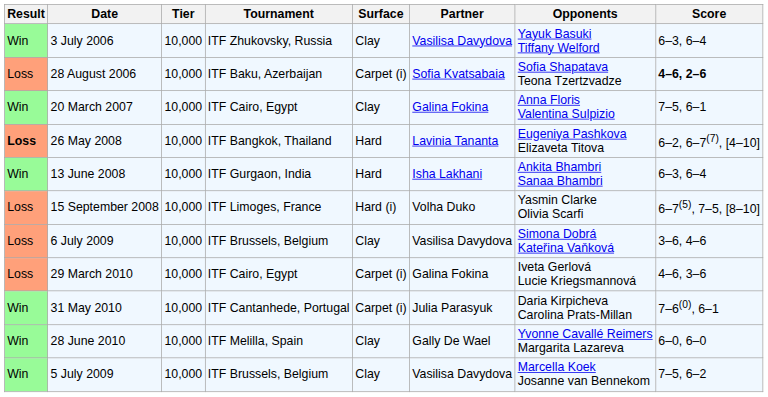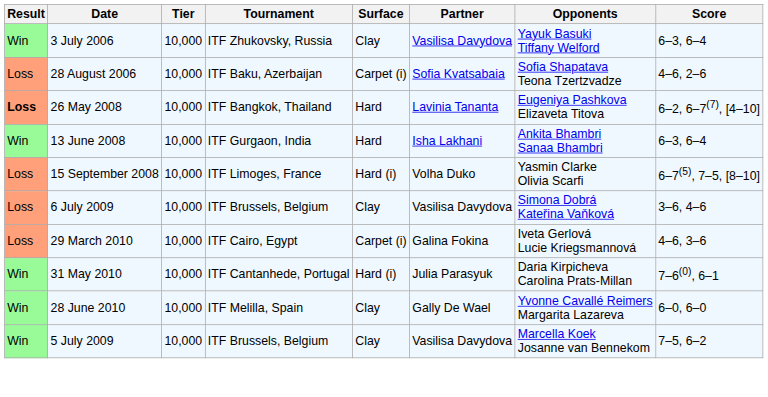(682, 74) bold -> (682, 74) normal
- row: (92, 107)
(381, 307) Carpet (i) -> (376, 274) Hard (i)
